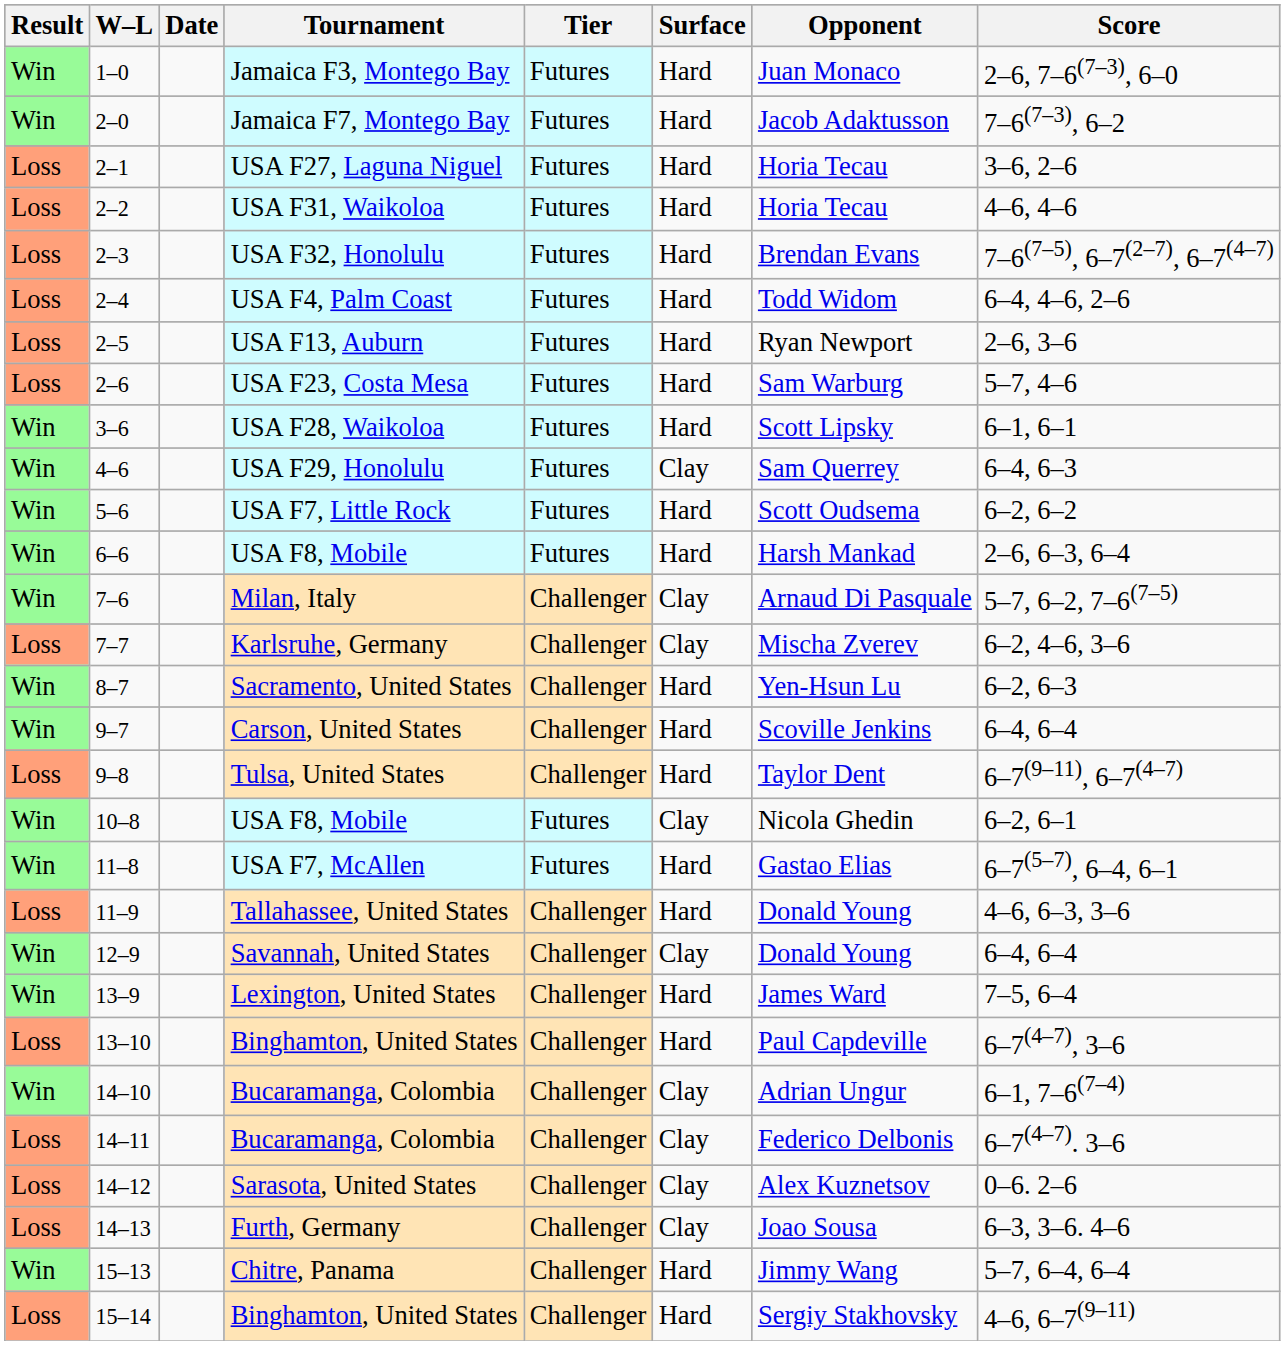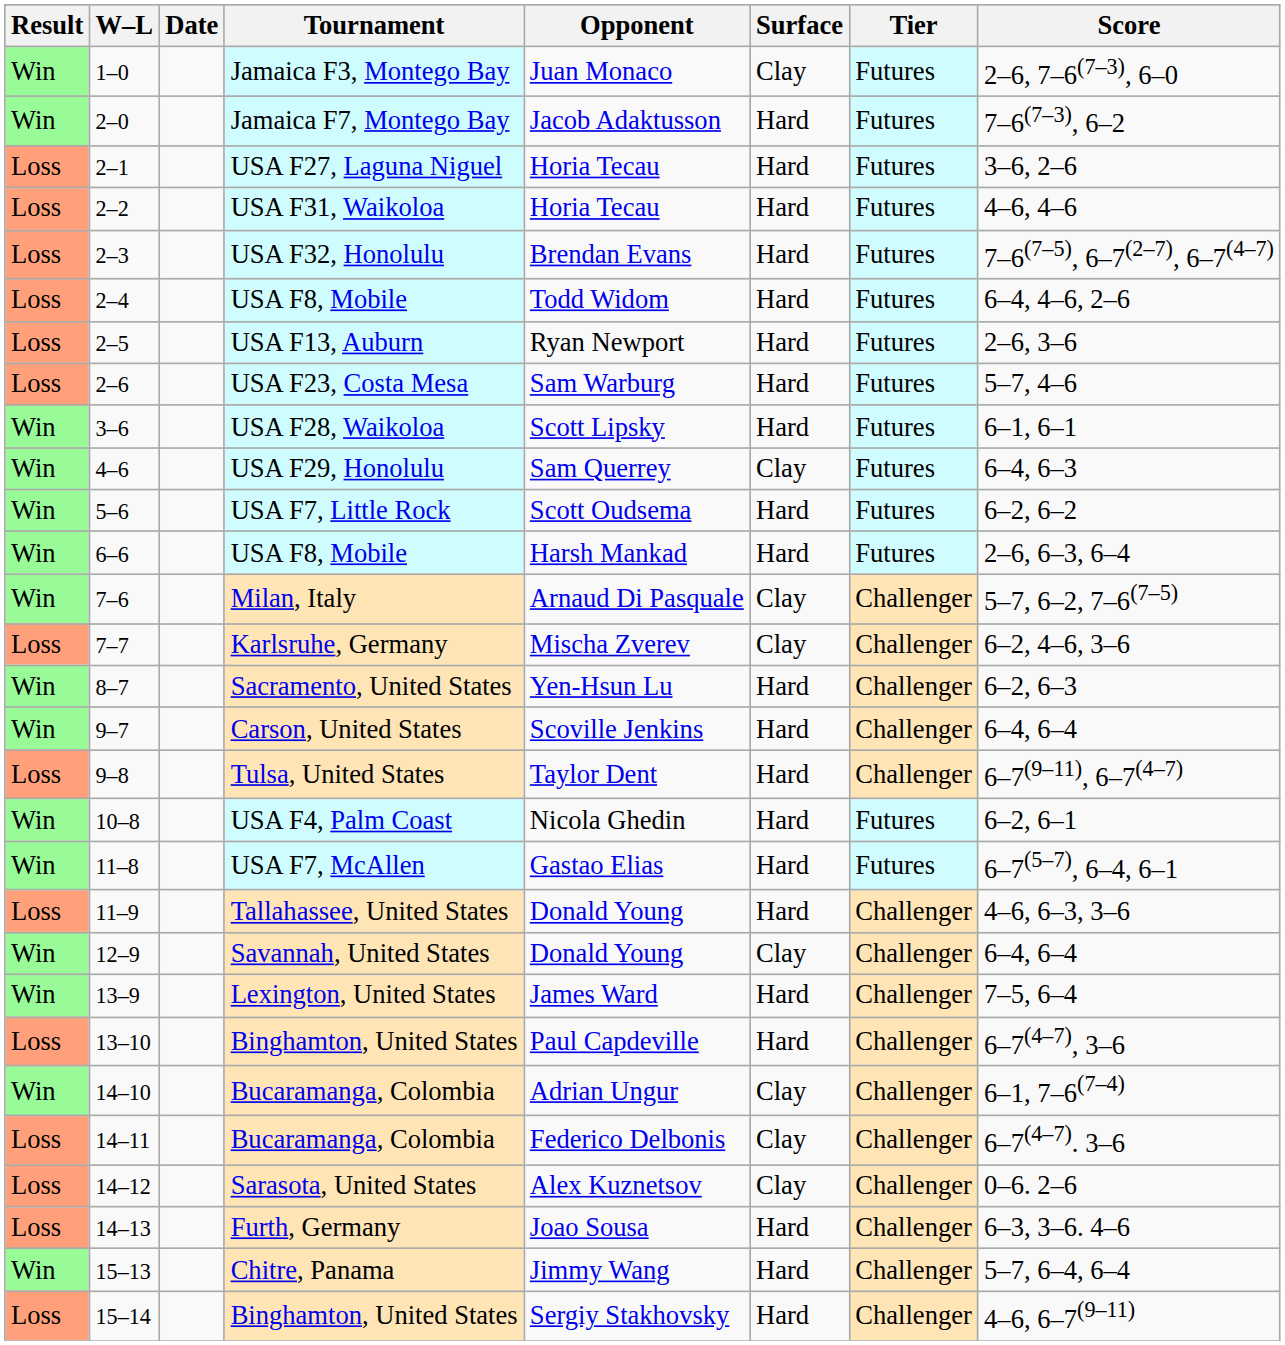columns swapped: (588, 25) <-> (865, 25)
(685, 71) Hard -> (781, 71) Clay
(341, 299) USA F4, Palm Coast -> (319, 299) USA F8, Mobile
(319, 819) USA F8, Mobile -> (341, 819) USA F4, Palm Coast
(684, 819) Clay -> (783, 819) Hard
(684, 1227) Clay -> (783, 1227) Hard
